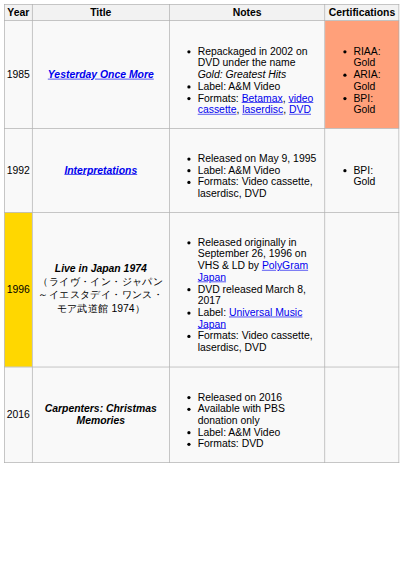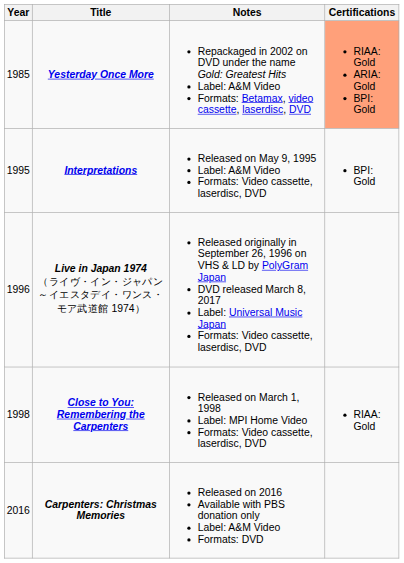(18, 170) 1992 -> (18, 170) 1995
(18, 289) gold background -> (18, 289) no background
+ row: (101, 414)
